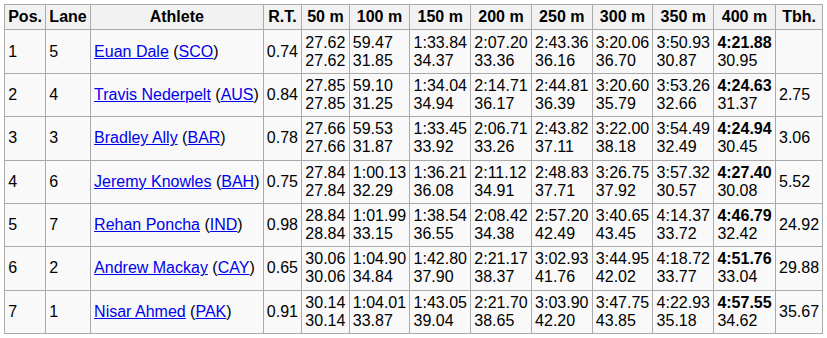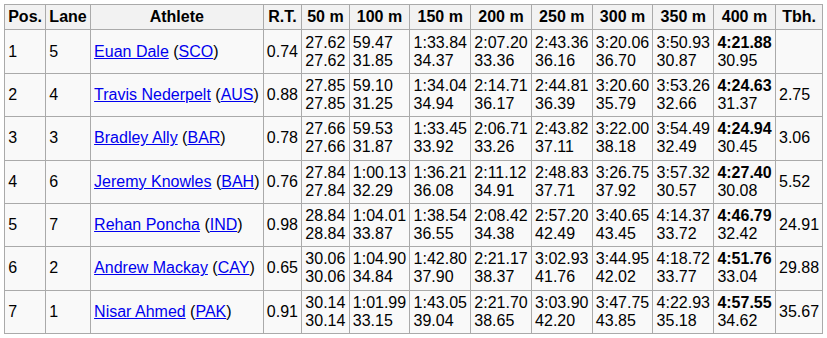(282, 94) 0.84 -> (282, 94) 0.88
(282, 181) 0.75 -> (282, 181) 0.76
(379, 225) 1:01.99 33.15 -> (379, 225) 1:04.01 33.87
(799, 225) 24.92 -> (799, 225) 24.91
(379, 311) 1:04.01 33.87 -> (379, 311) 1:01.99 33.15
